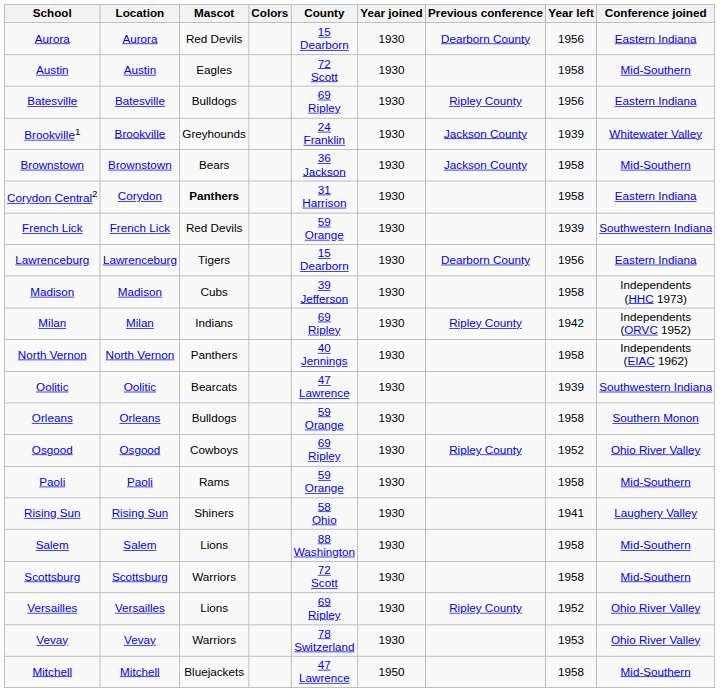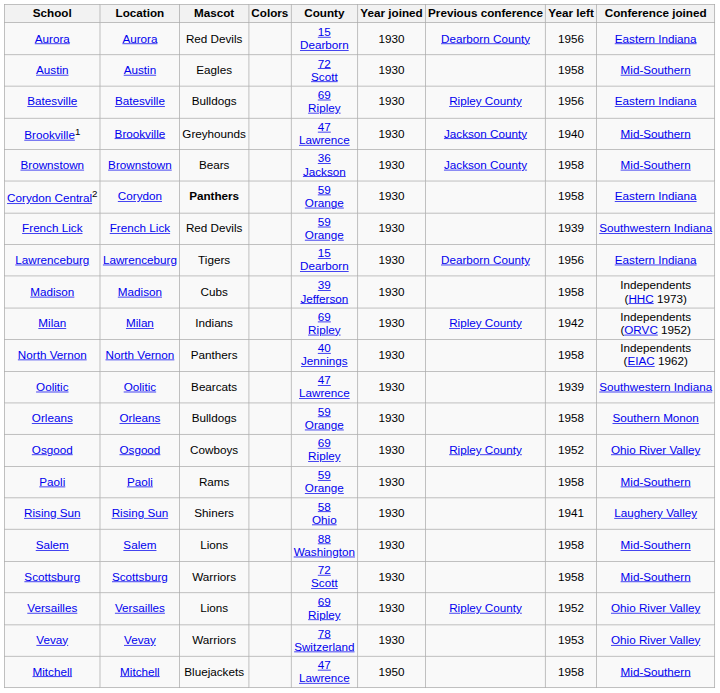(324, 133) 24 Franklin -> (324, 133) 47 Lawrence
(571, 133) 1939 -> (571, 133) 1940
(656, 133) Whitewater Valley -> (656, 133) Mid-Southern
(324, 197) 31 Harrison -> (324, 197) 59 Orange
